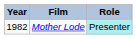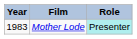(17, 27) 1982 -> (17, 27) 1983
